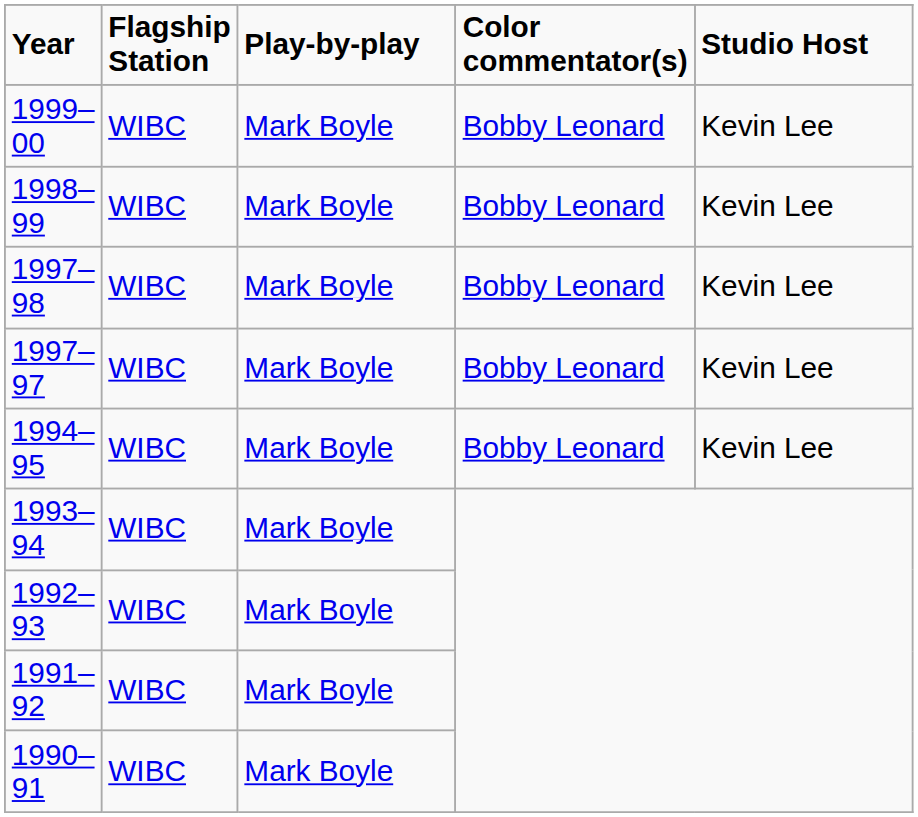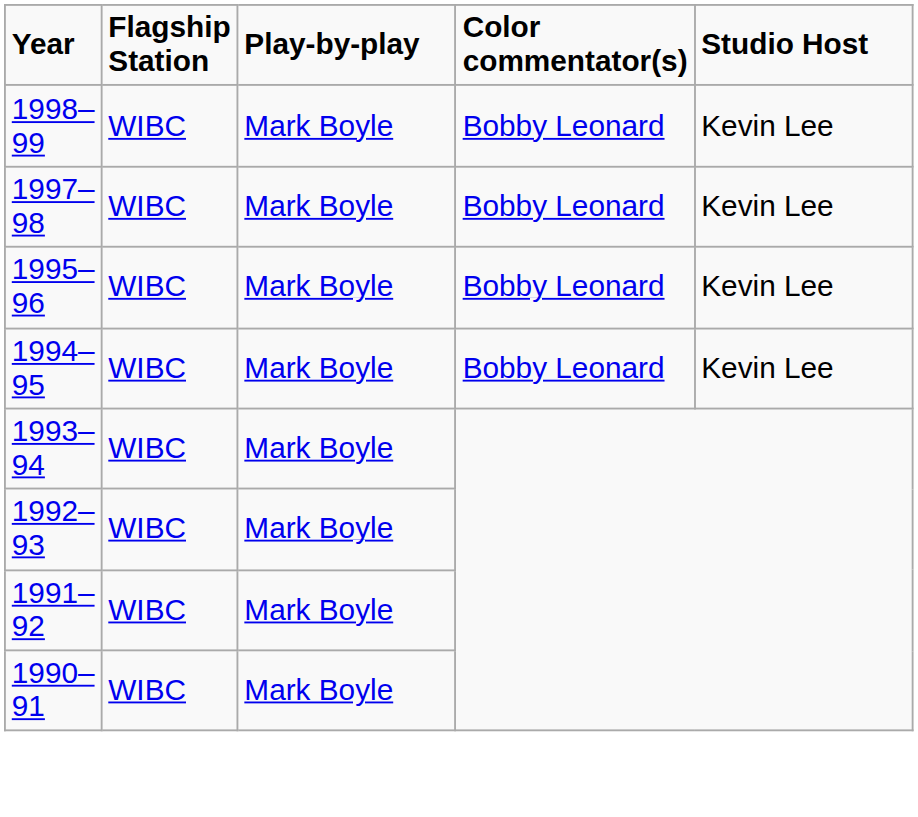- row: (53, 125)
- row: (53, 367)
+ row: (53, 286)
